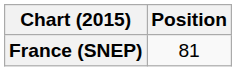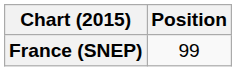(189, 50) 81 -> (189, 50) 99
